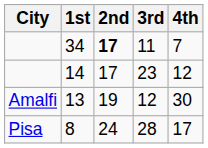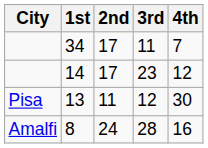(108, 45) bold -> (108, 45) normal
(33, 101) Amalfi -> (26, 101) Pisa
(108, 101) 19 -> (107, 101) 11
(26, 128) Pisa -> (33, 128) Amalfi
(182, 128) 17 -> (182, 128) 16
